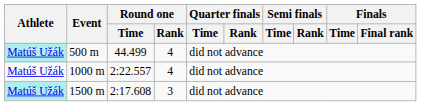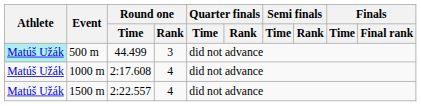(170, 52) 4 -> (170, 52) 3
(131, 72) 2:22.557 -> (131, 72) 2:17.608
(35, 91) paleturquoise background -> (35, 91) no background
(131, 91) 2:17.608 -> (131, 91) 2:22.557
(170, 91) 3 -> (170, 91) 4
